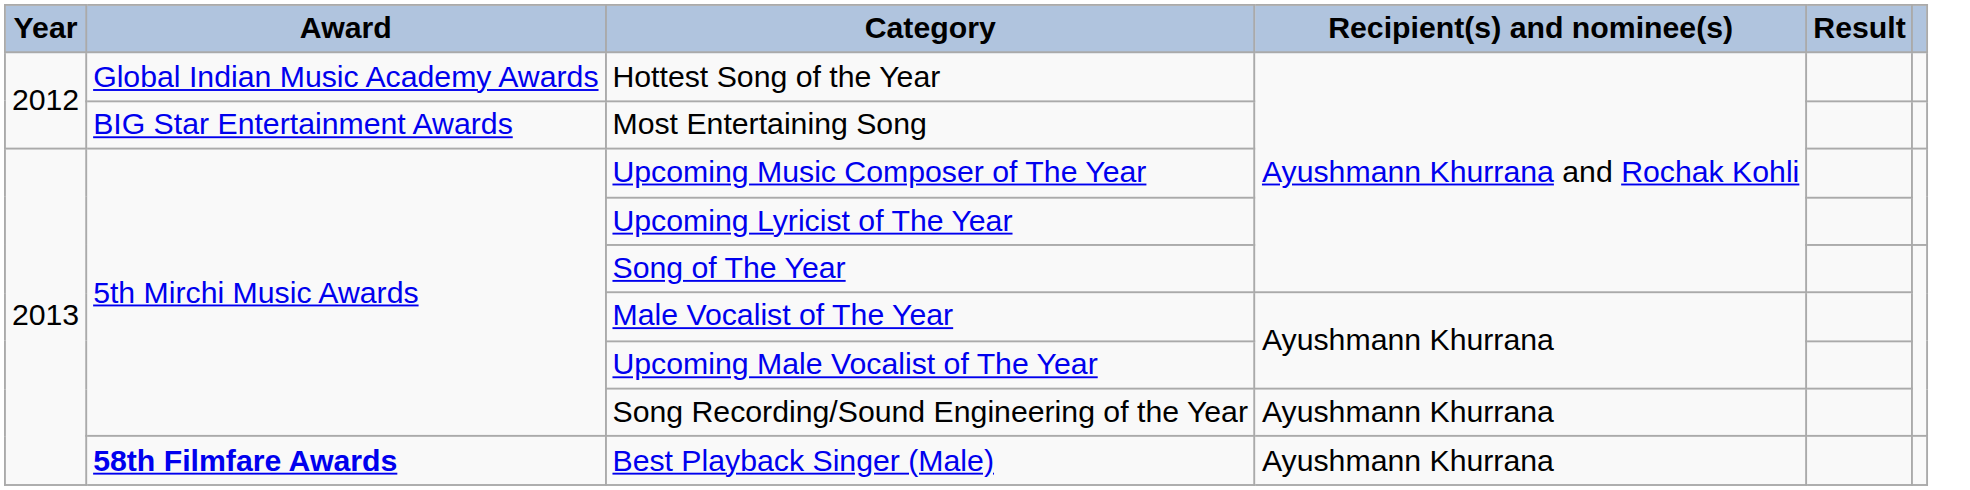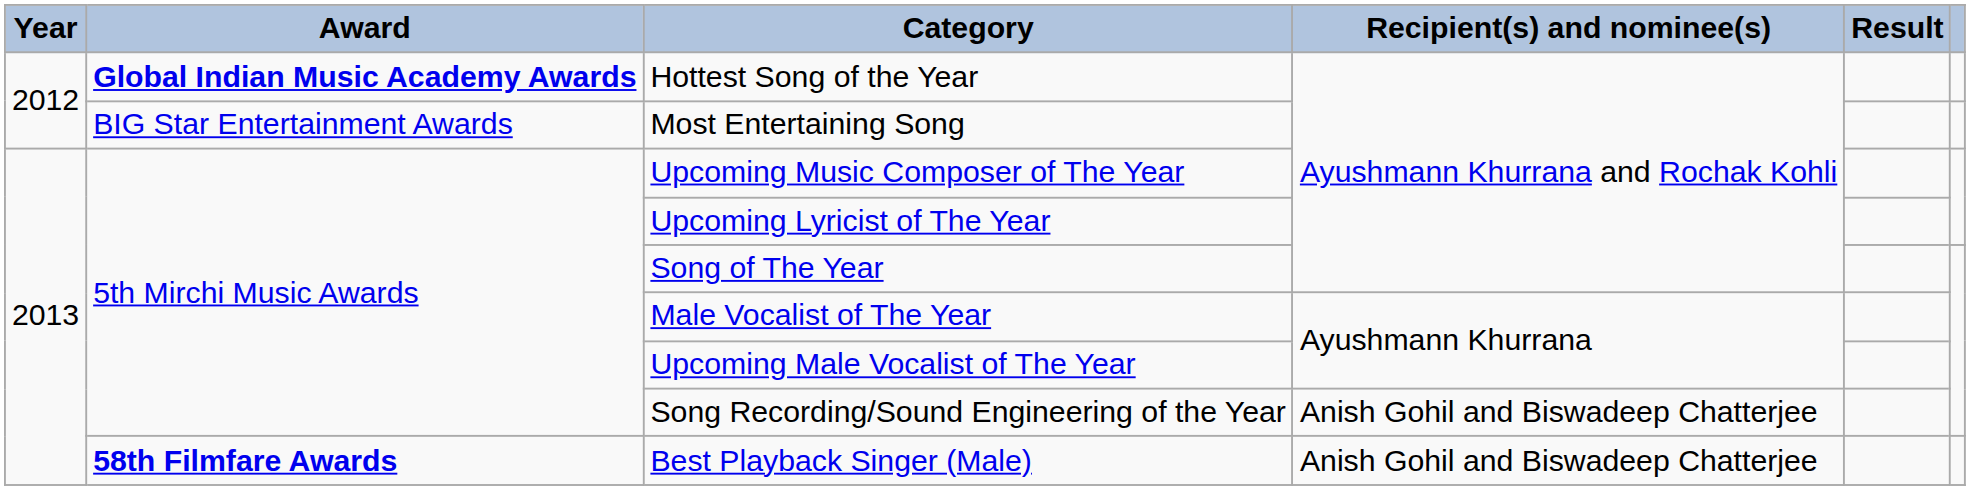(346, 76) normal -> (365, 76) bold
(1408, 412) Ayushmann Khurrana -> (1559, 412) Anish Gohil and Biswadeep Chatterjee
(1408, 460) Ayushmann Khurrana -> (1559, 460) Anish Gohil and Biswadeep Chatterjee
